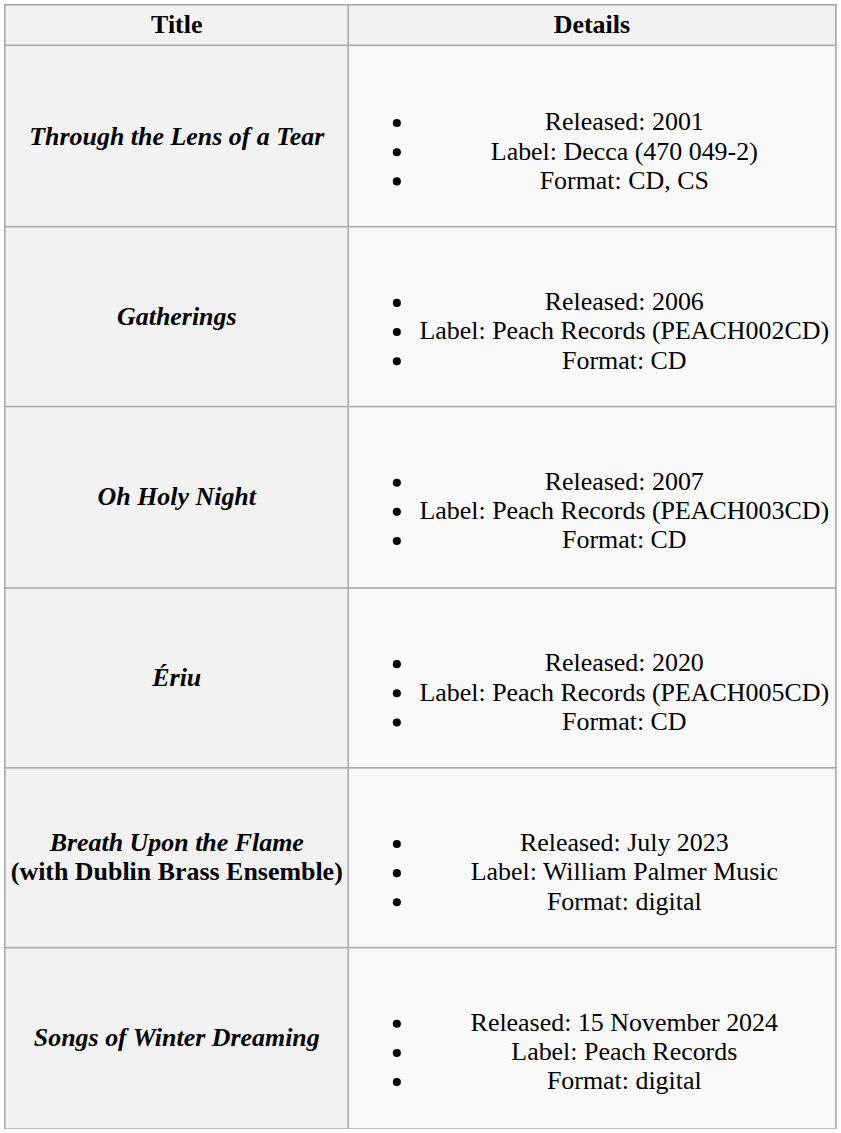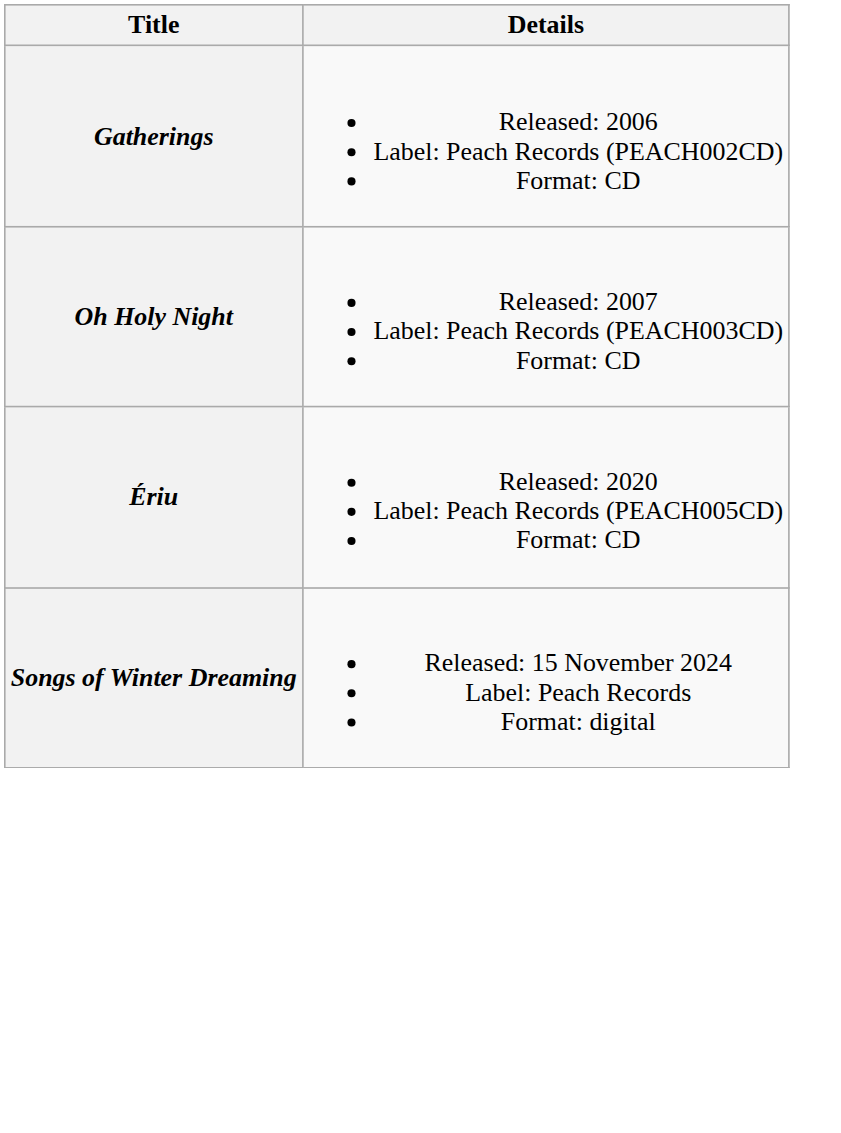- row: (177, 135)
- row: (177, 857)
